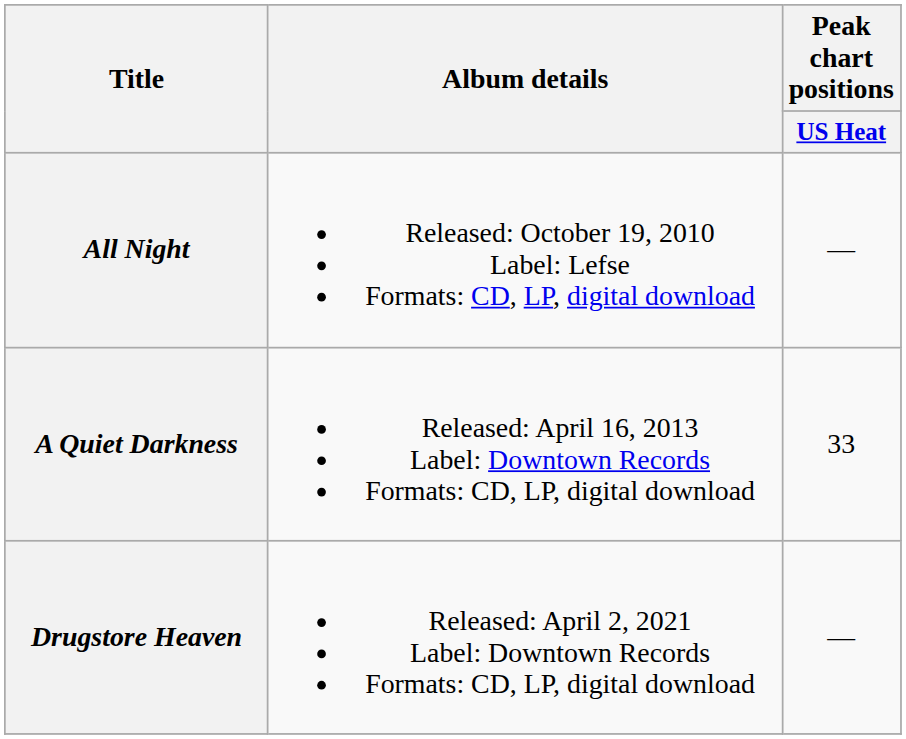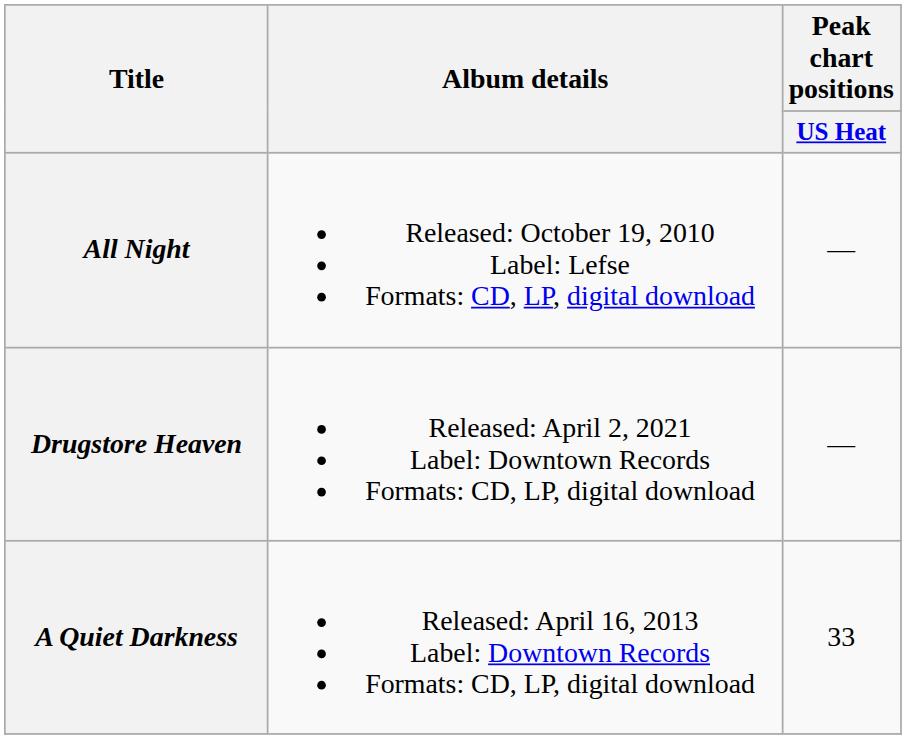rows swapped: (137, 443) <-> (137, 637)
